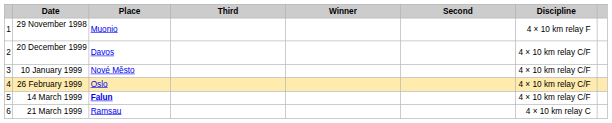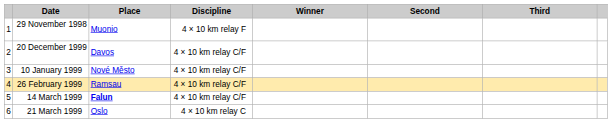columns swapped: (556, 10) <-> (228, 10)
(99, 84) Oslo -> (106, 84) Ramsau
(106, 111) Ramsau -> (99, 111) Oslo
